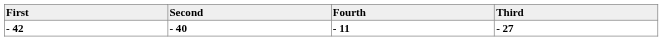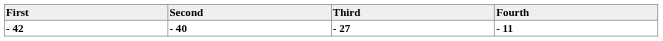columns swapped: (510, 12) <-> (349, 12)
